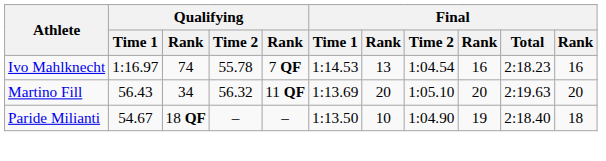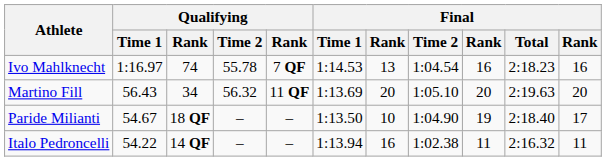(576, 118) 18 -> (580, 118) 17
+ row: (59, 143)
